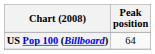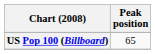(131, 40) 64 -> (131, 40) 65
